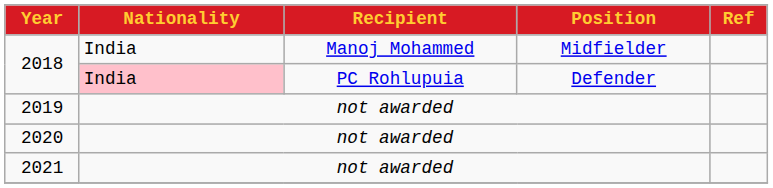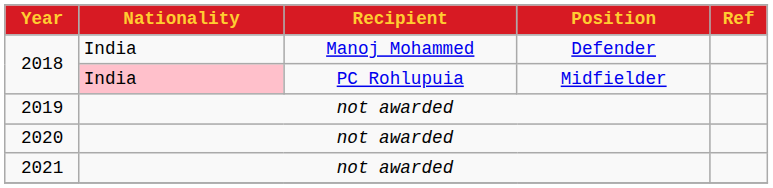(614, 49) Midfielder -> (614, 49) Defender
(614, 79) Defender -> (614, 79) Midfielder
